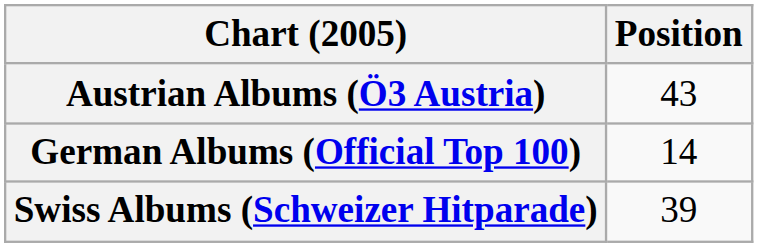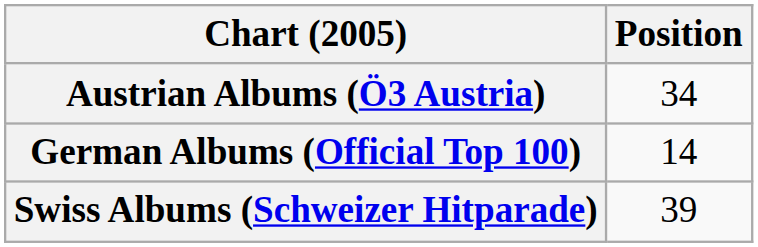(679, 92) 43 -> (679, 92) 34
